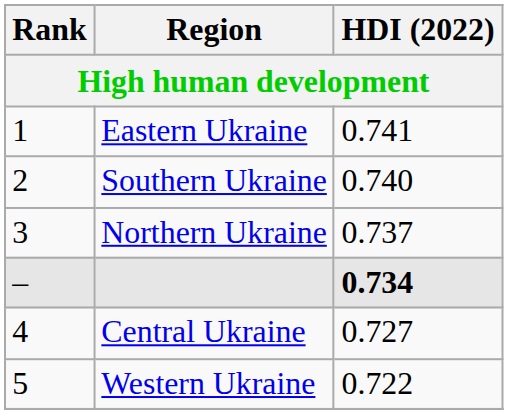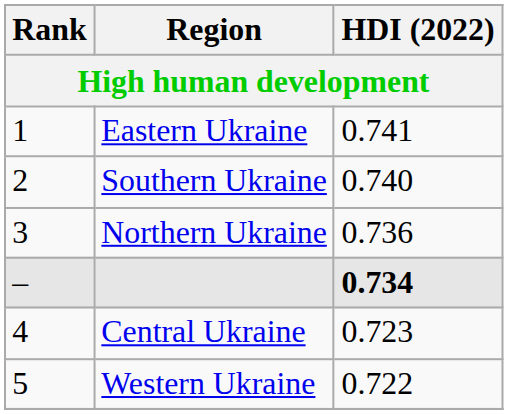(377, 231) 0.737 -> (377, 231) 0.736
(377, 332) 0.727 -> (377, 332) 0.723
